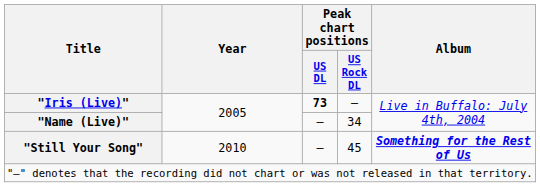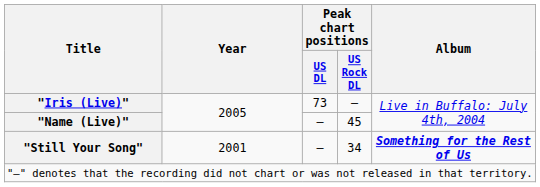(320, 103) bold -> (320, 103) normal
(354, 122) 34 -> (354, 122) 45
(232, 148) 2010 -> (232, 148) 2001
(354, 148) 45 -> (354, 148) 34
